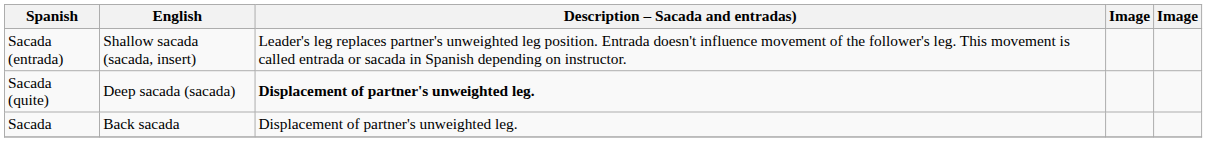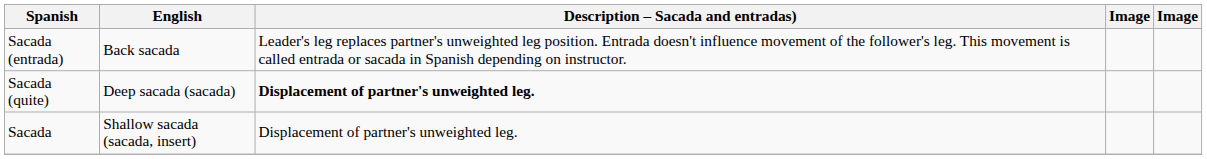(151, 49) Shallow sacada (sacada, insert) -> (141, 49) Back sacada
(141, 124) Back sacada -> (151, 132) Shallow sacada (sacada, insert)
